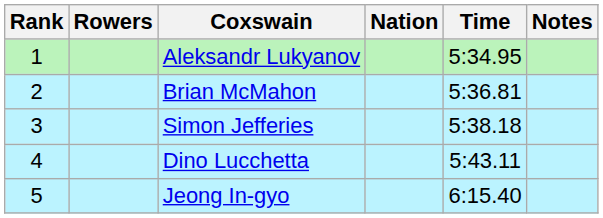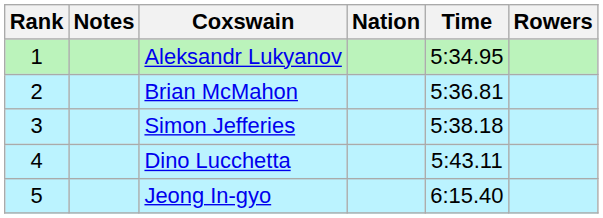columns swapped: (113, 21) <-> (562, 21)
